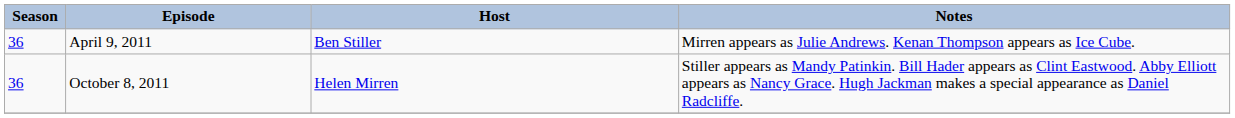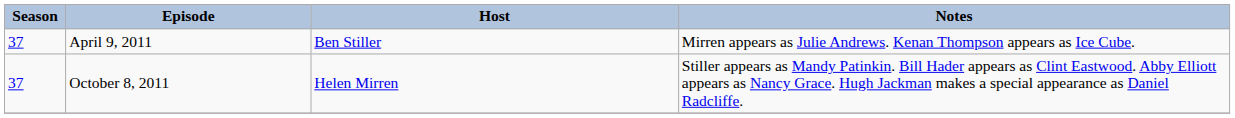(16, 41) 36 -> (16, 41) 37
(16, 83) 36 -> (16, 83) 37
